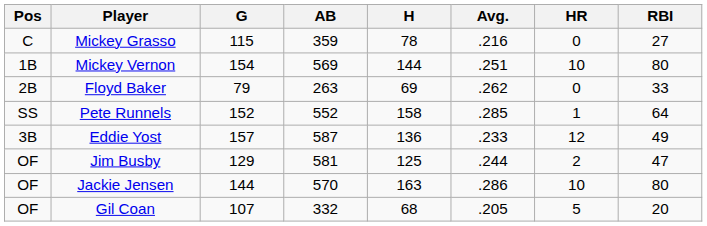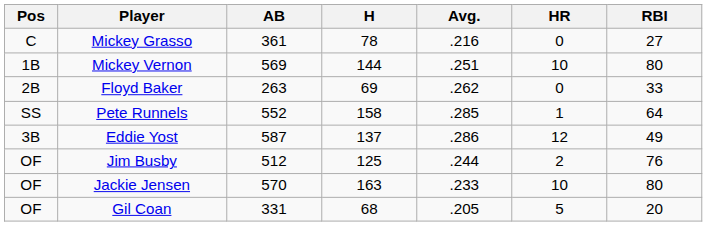- column: (242, 16)
(325, 40) 359 -> (274, 40) 361
(409, 137) 136 -> (369, 137) 137
(493, 137) .233 -> (464, 137) .286
(325, 161) 581 -> (274, 161) 512
(660, 161) 47 -> (655, 161) 76
(493, 185) .286 -> (464, 185) .233
(325, 209) 332 -> (274, 209) 331
